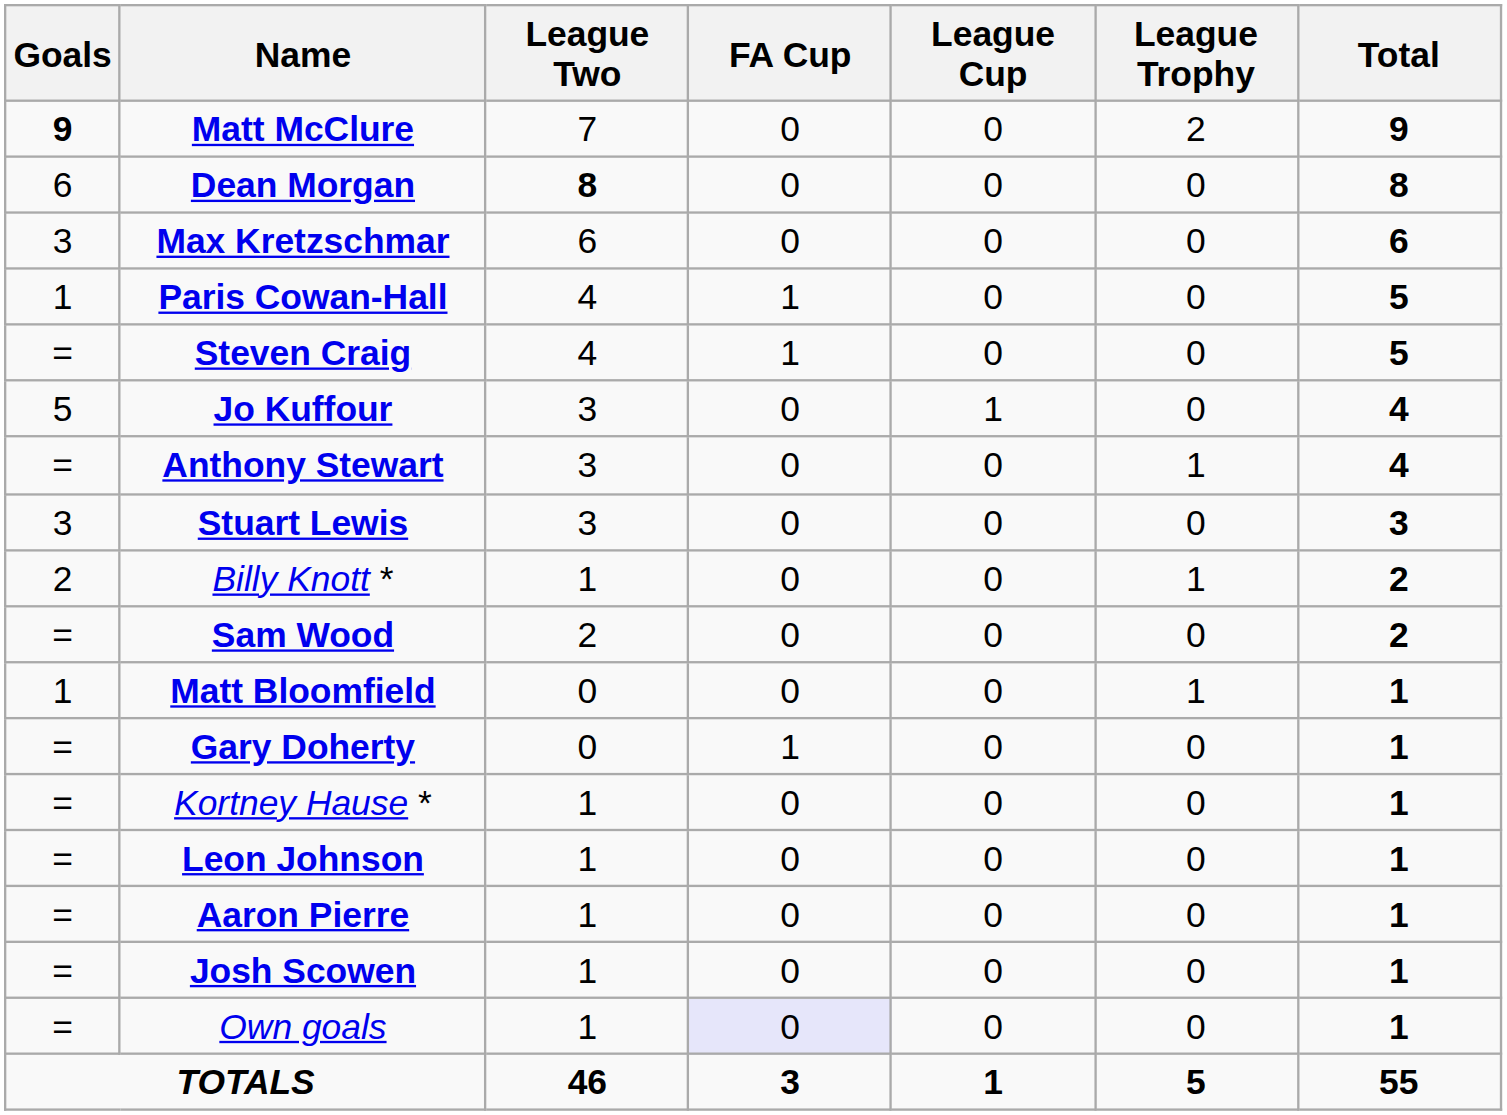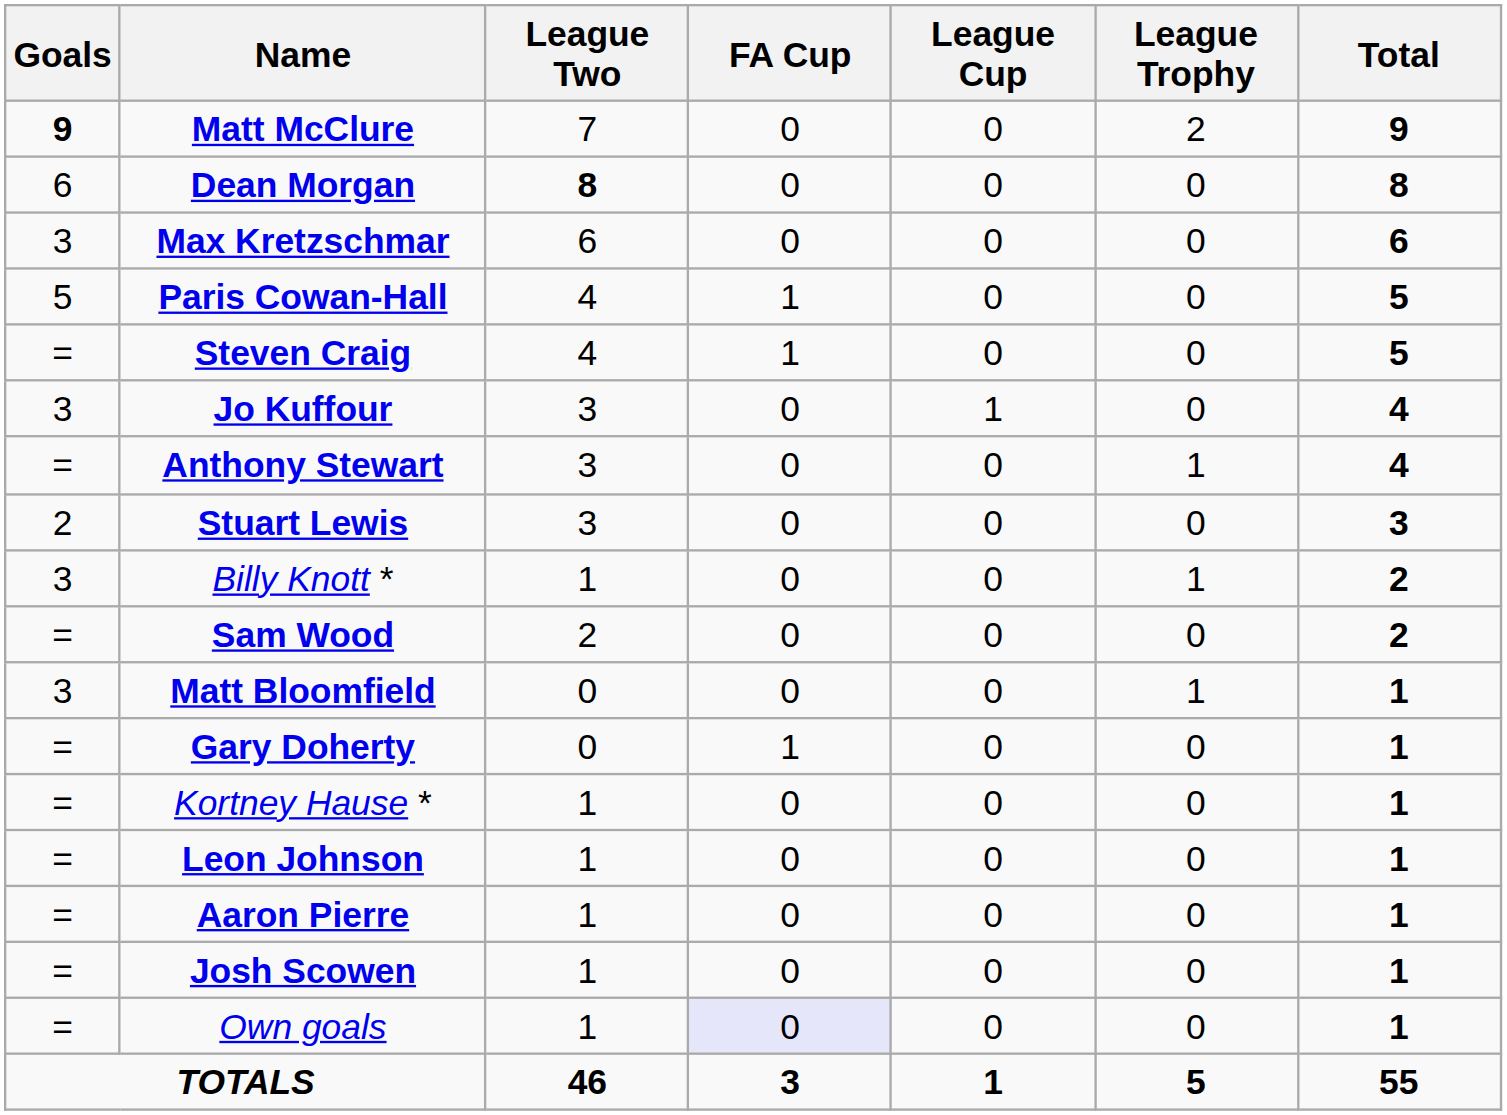(63, 297) 1 -> (63, 297) 5
(63, 409) 5 -> (63, 409) 3
(63, 522) 3 -> (63, 522) 2
(63, 578) 2 -> (63, 578) 3
(63, 690) 1 -> (63, 690) 3
